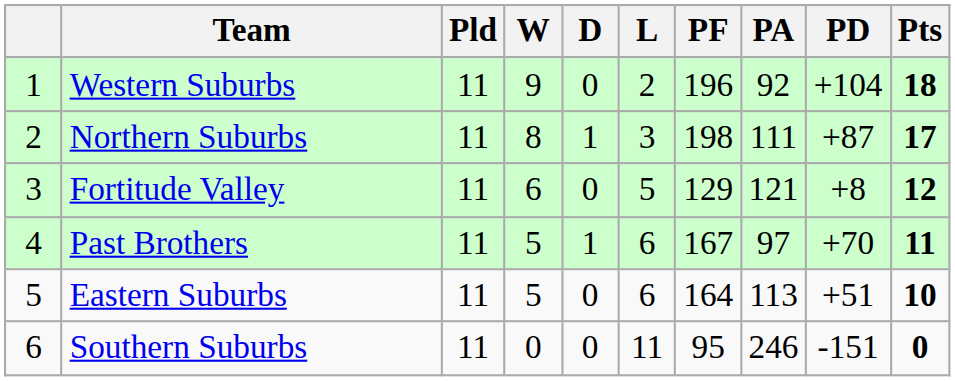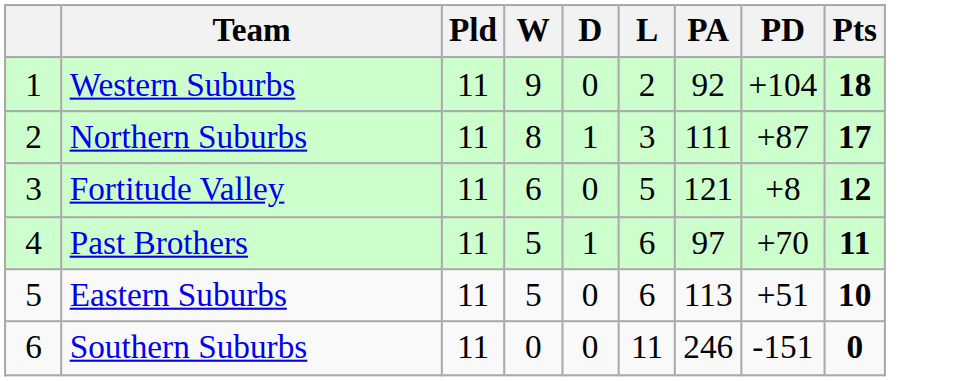- column: (708, 30)
